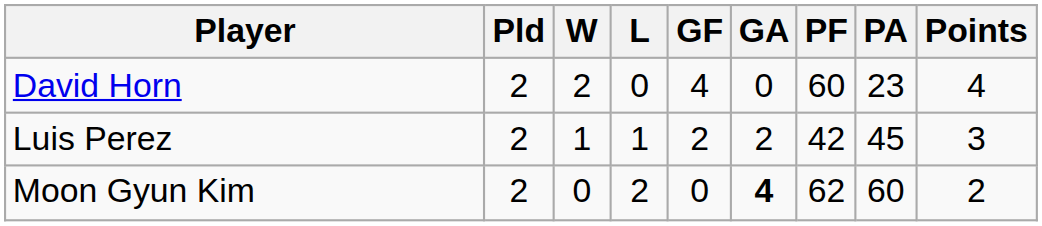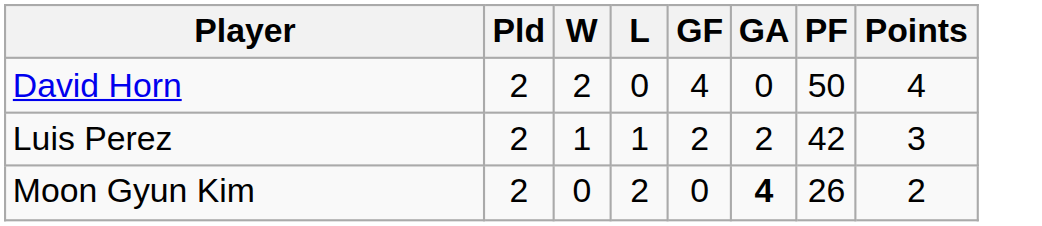- column: (886, 31)
(826, 84) 60 -> (826, 84) 50
(826, 191) 62 -> (826, 191) 26
